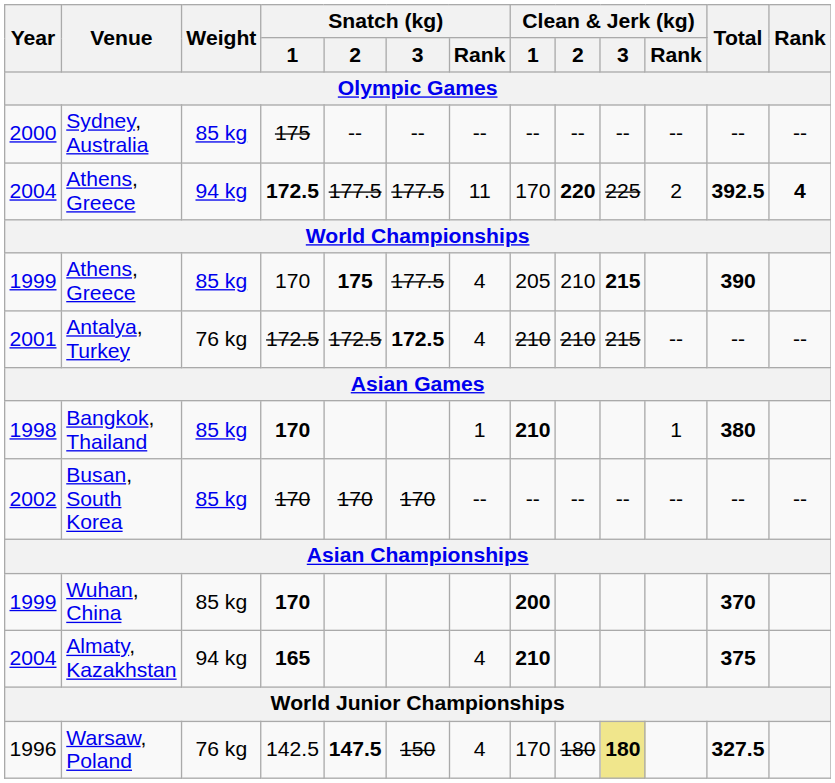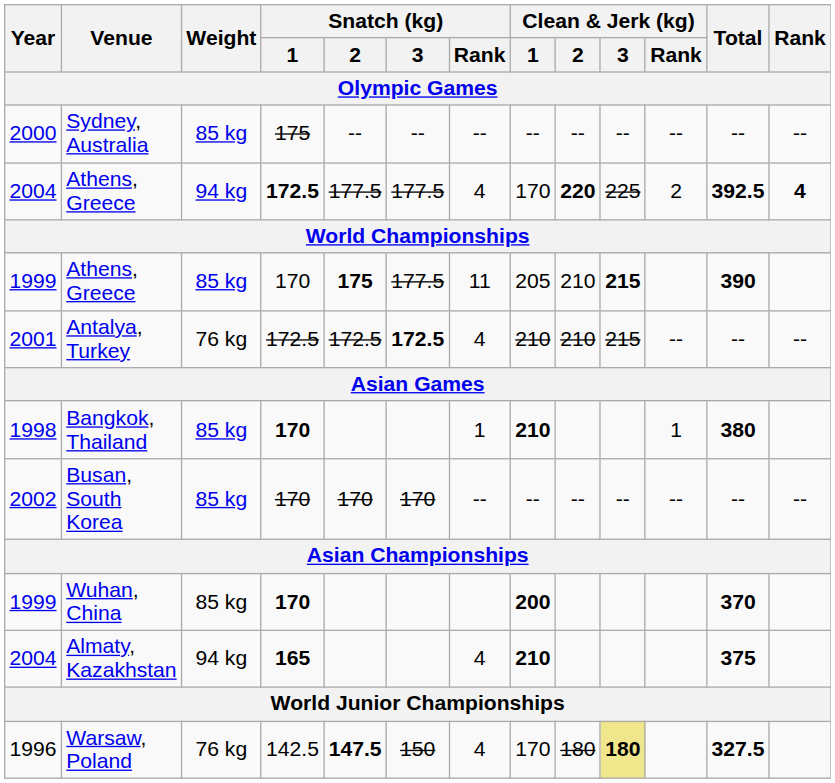(480, 190) 11 -> (480, 190) 4
(480, 281) 4 -> (480, 281) 11
